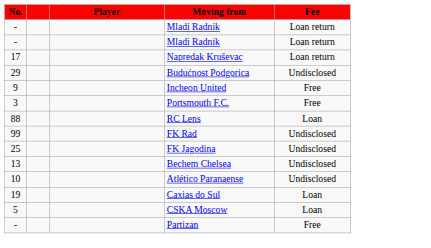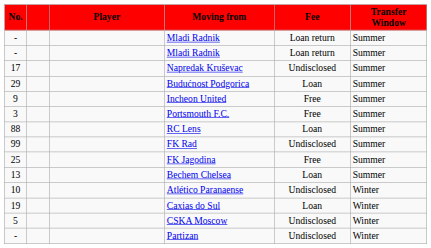+ column: (389, 17)
(312, 57) Loan return -> (312, 68) Undisclosed
(312, 73) Undisclosed -> (312, 83) Loan
(312, 149) Undisclosed -> (312, 159) Free
(312, 164) Undisclosed -> (312, 175) Loan
(312, 210) Loan -> (312, 220) Undisclosed
(312, 225) Free -> (312, 236) Undisclosed
